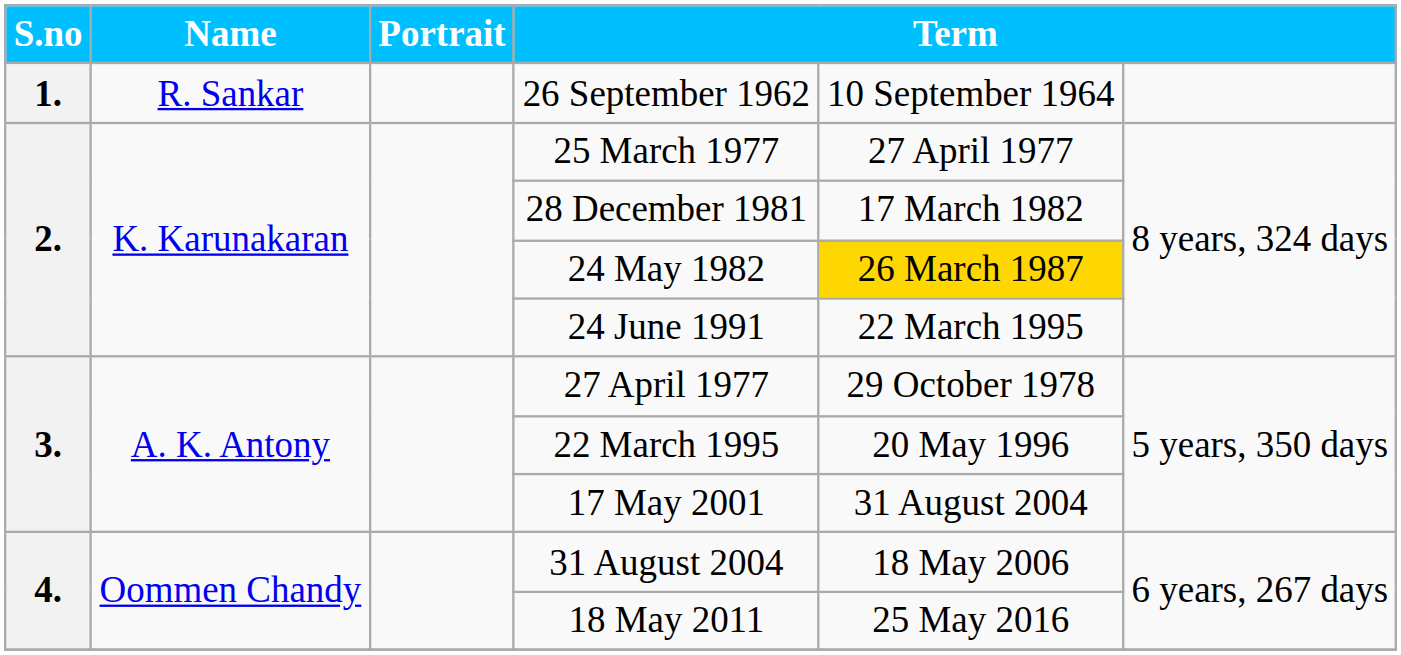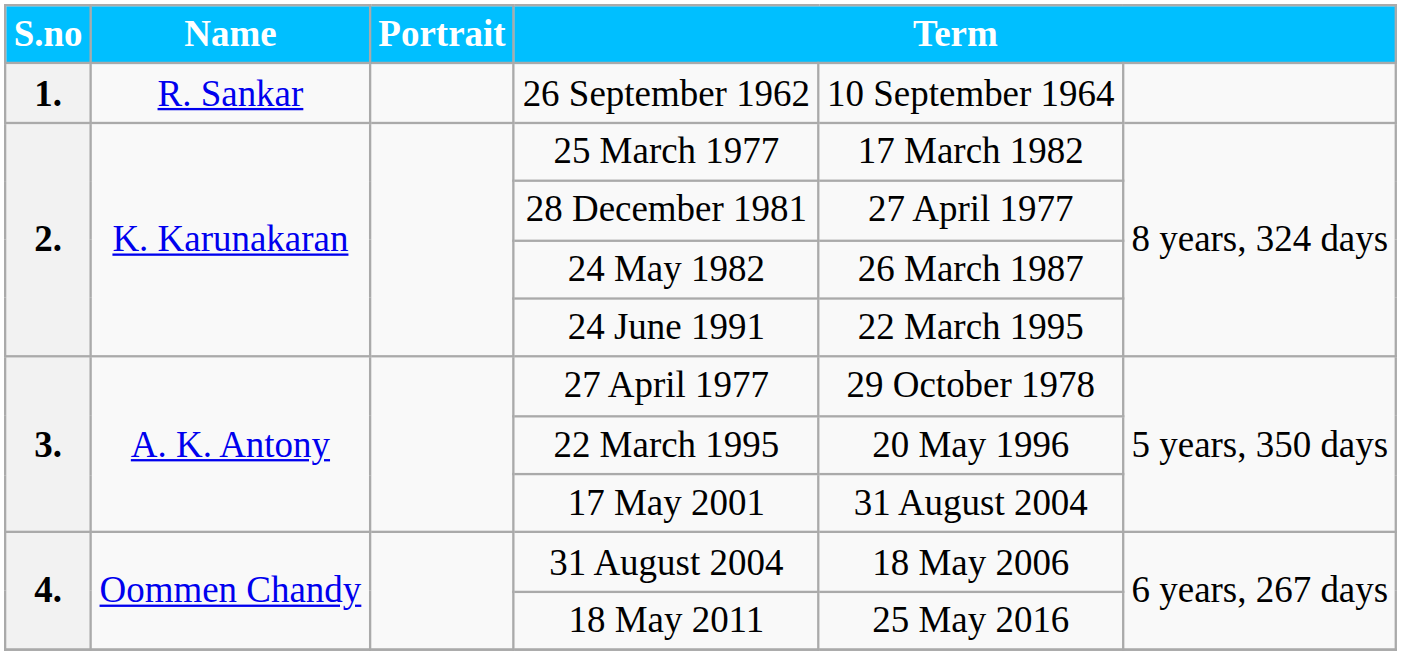(971, 151) 27 April 1977 -> (971, 151) 17 March 1982
(971, 209) 17 March 1982 -> (971, 209) 27 April 1977
(971, 268) gold background -> (971, 268) no background
